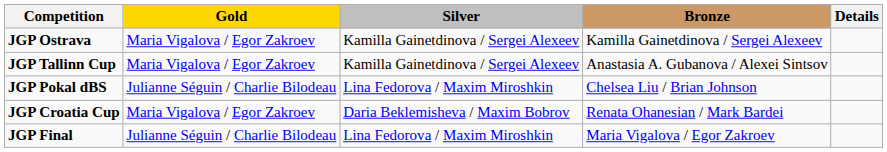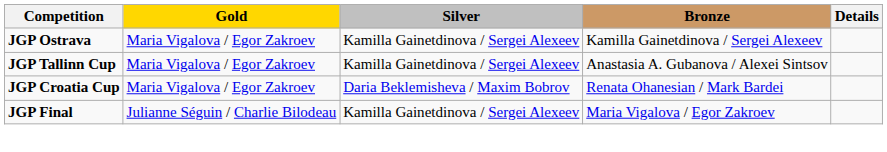- row: (57, 87)
(448, 135) Lina Fedorova / Maxim Miroshkin -> (461, 111) Kamilla Gainetdinova / Sergei Alexeev
